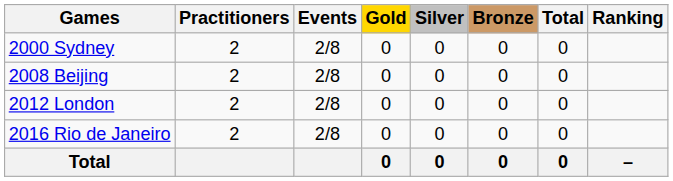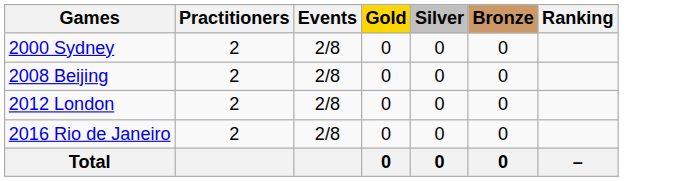- column: (563, 18)
